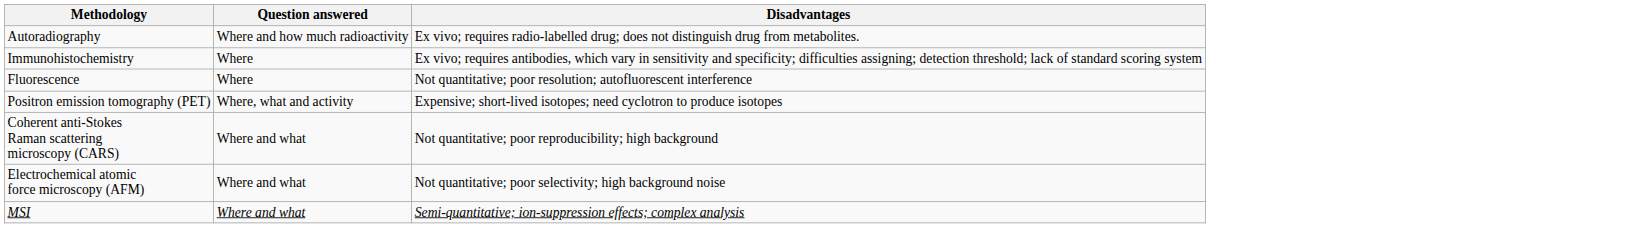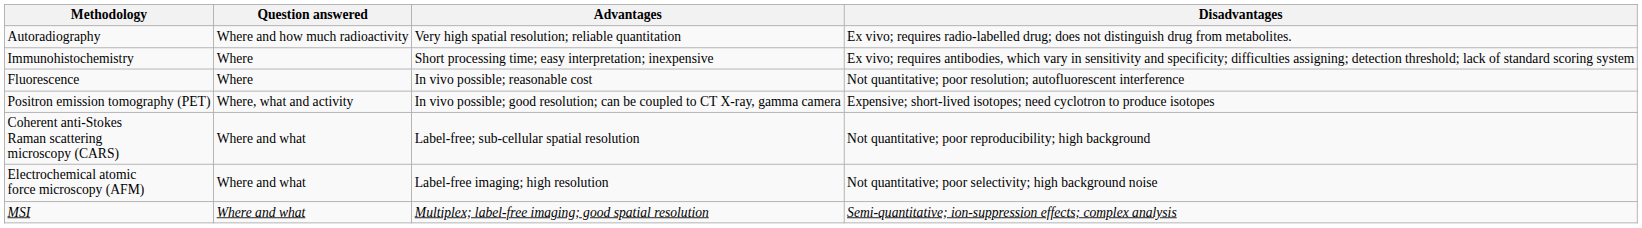+ column: (628, 15)
